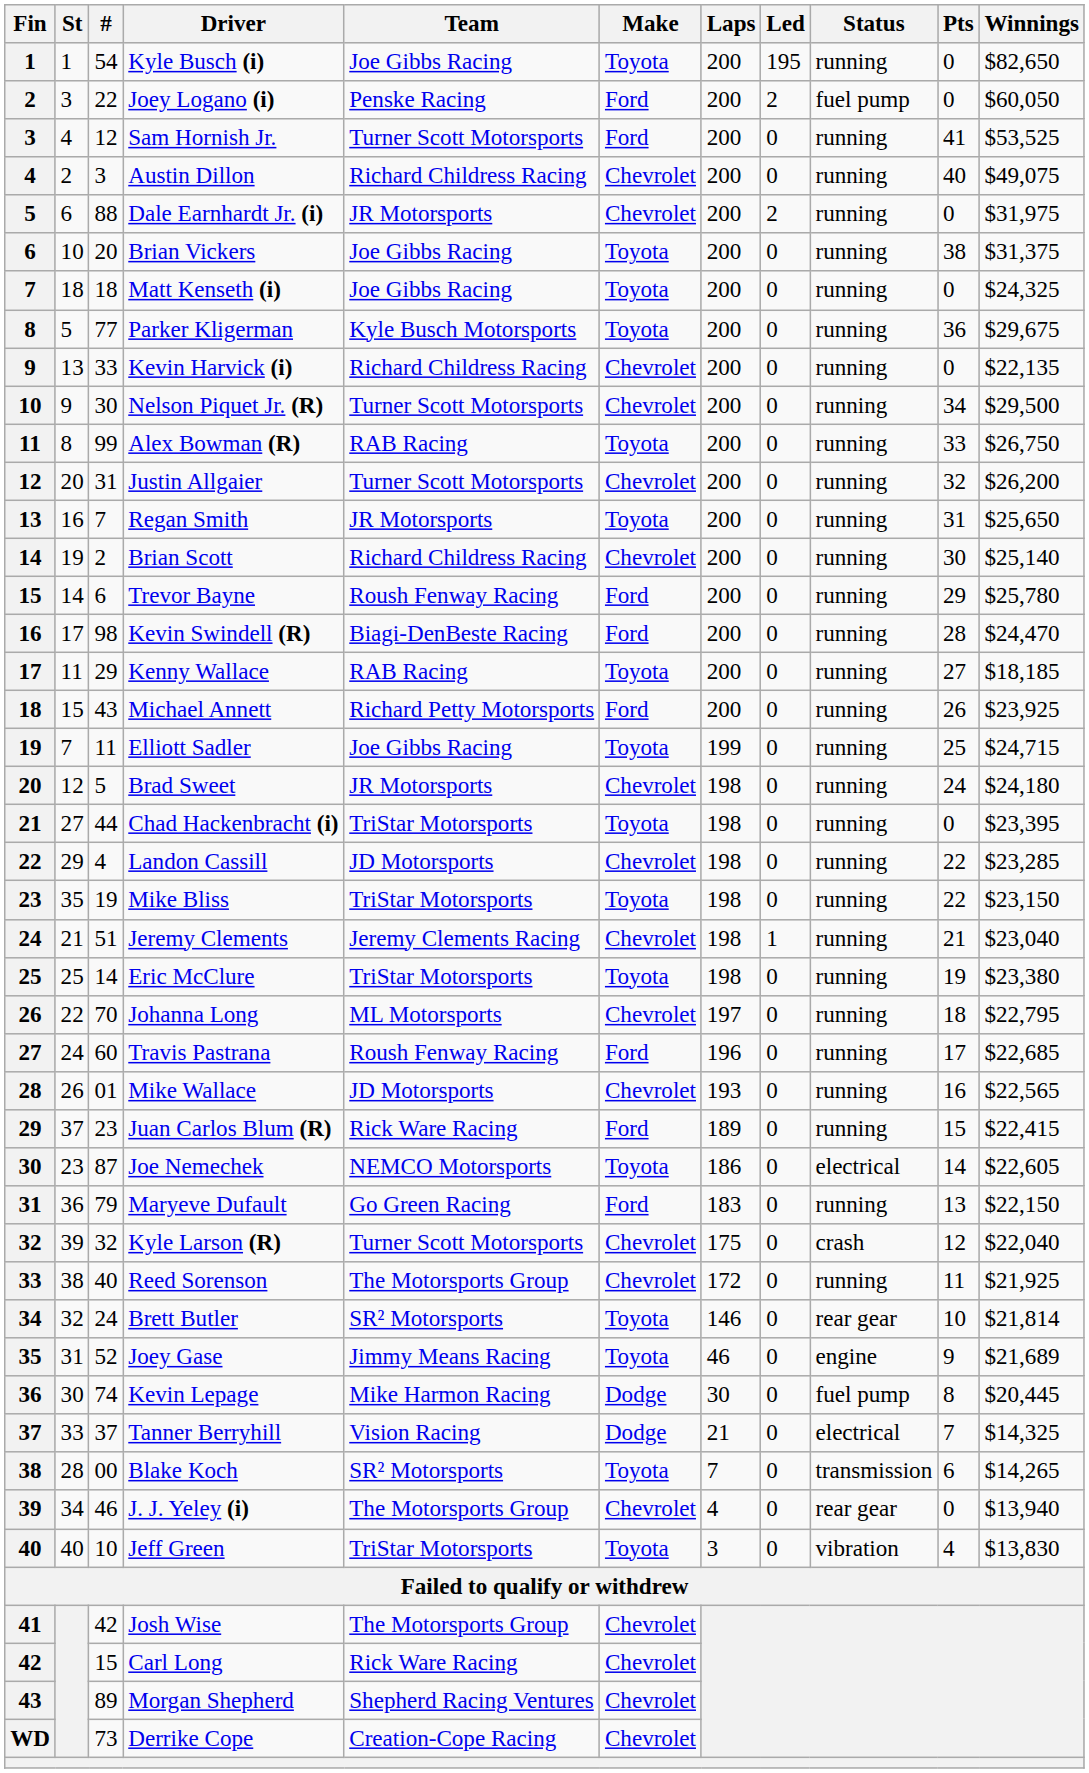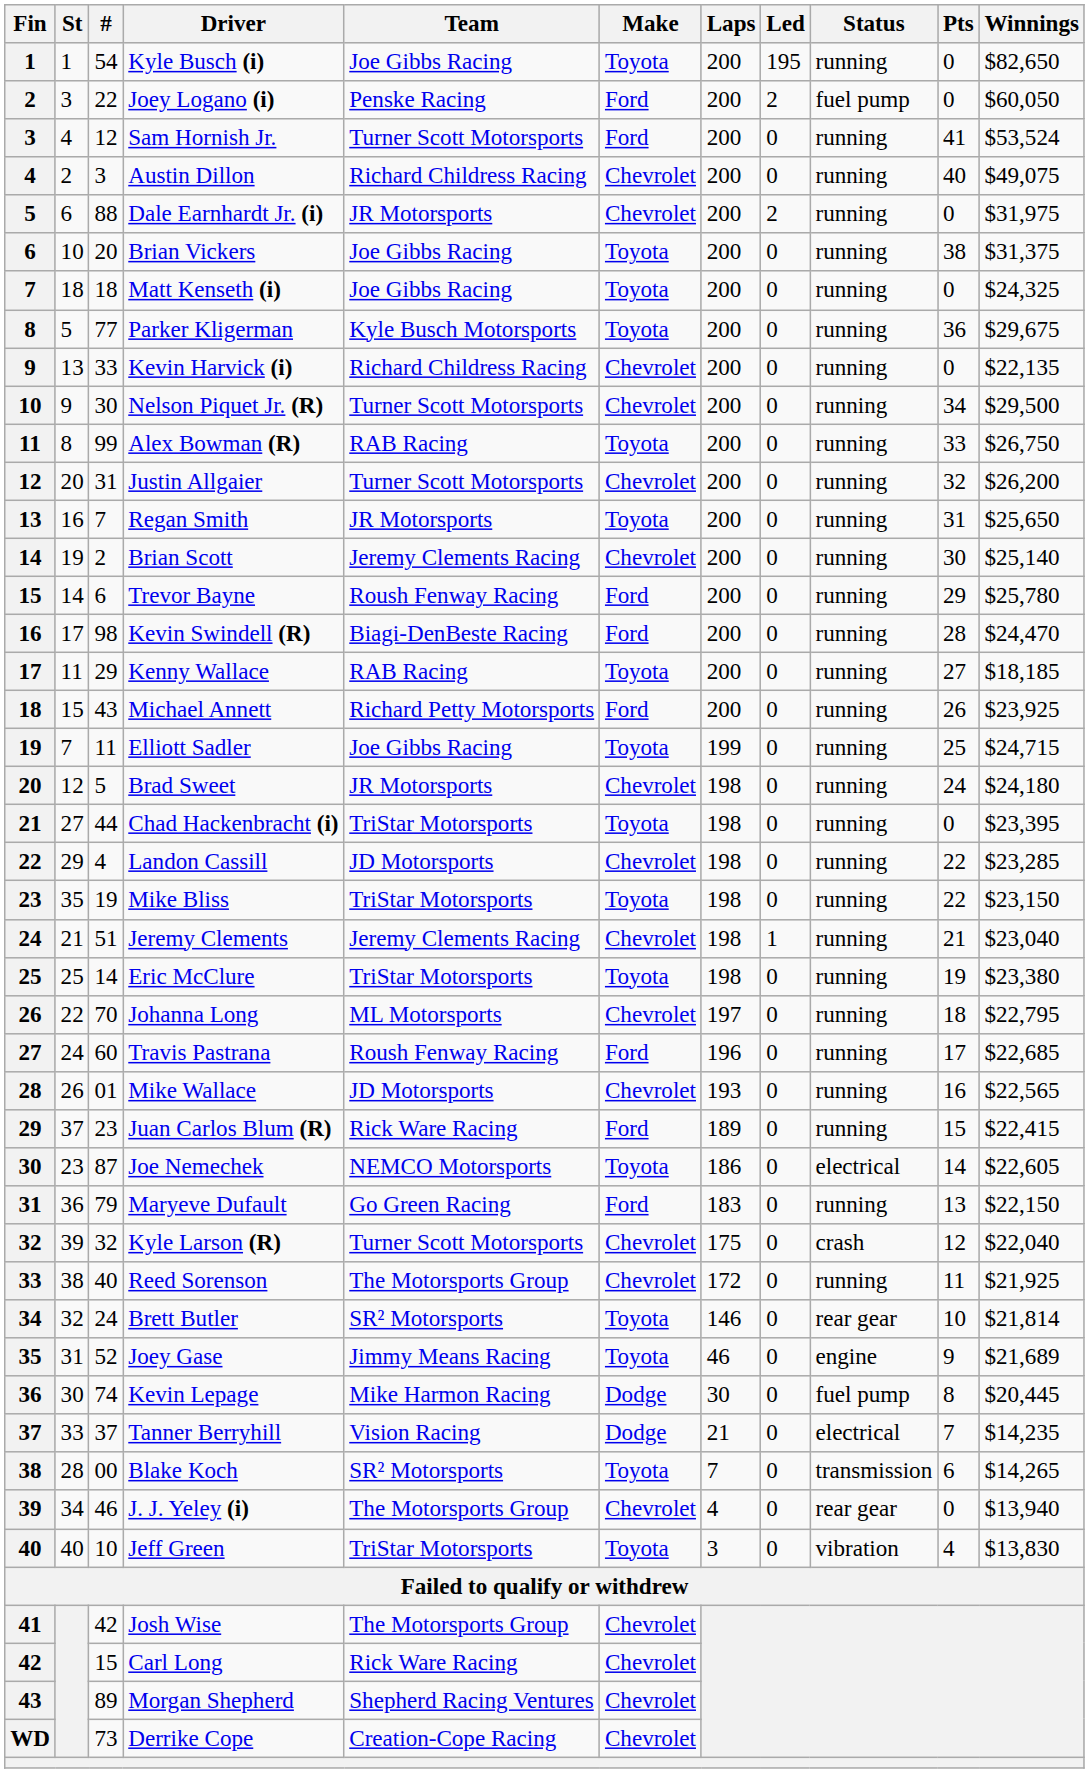(1022, 138) $53,525 -> (1022, 138) $53,524
(468, 557) Richard Childress Racing -> (465, 557) Jeremy Clements Racing
(1022, 1433) $14,325 -> (1022, 1433) $14,235
